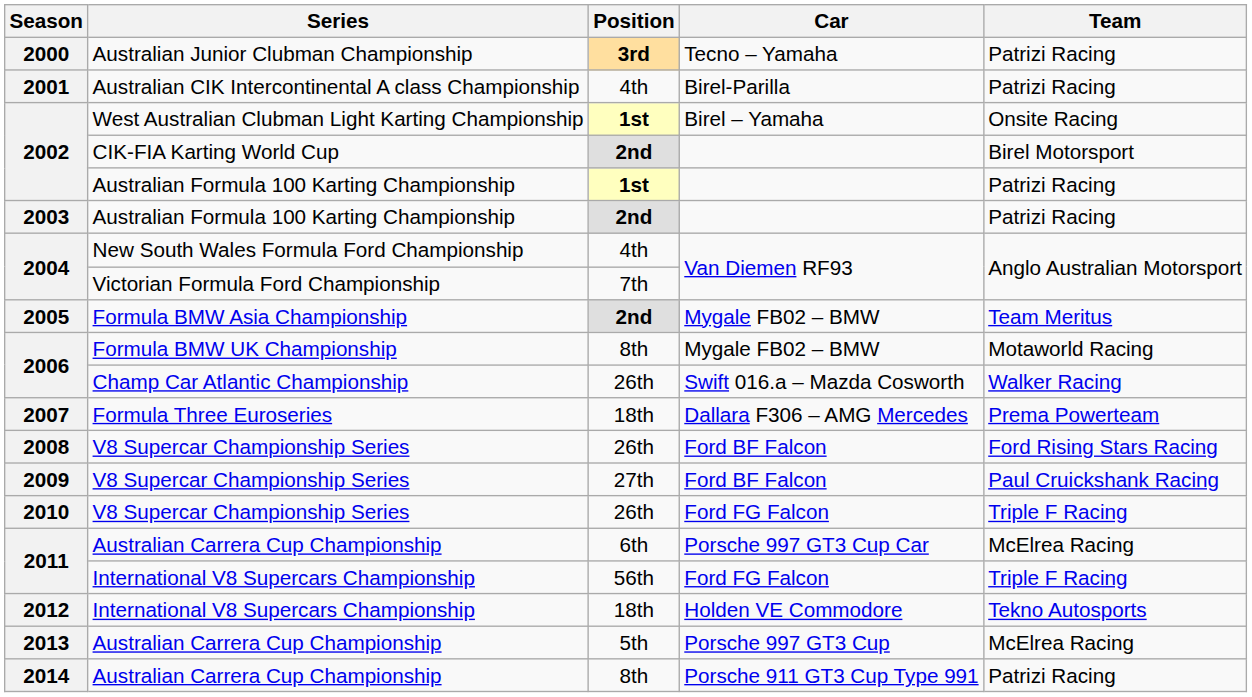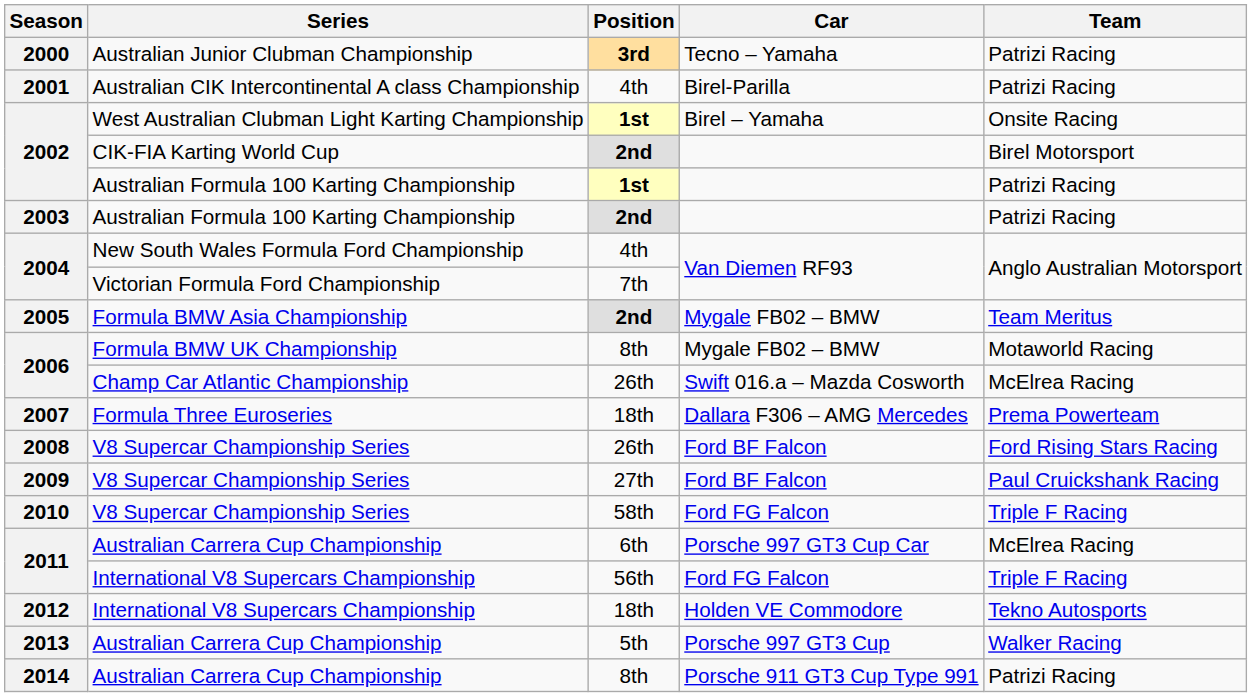(1055, 381) Walker Racing -> (1061, 381) McElrea Racing
(634, 512) 26th -> (634, 512) 58th
(1061, 643) McElrea Racing -> (1055, 643) Walker Racing
